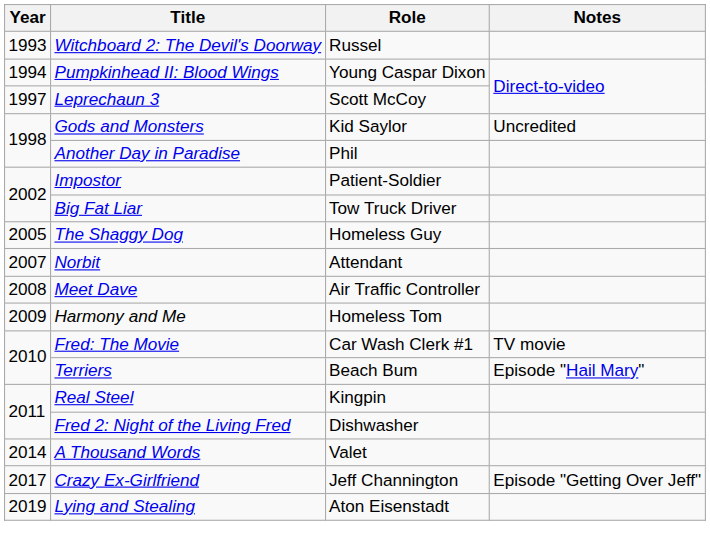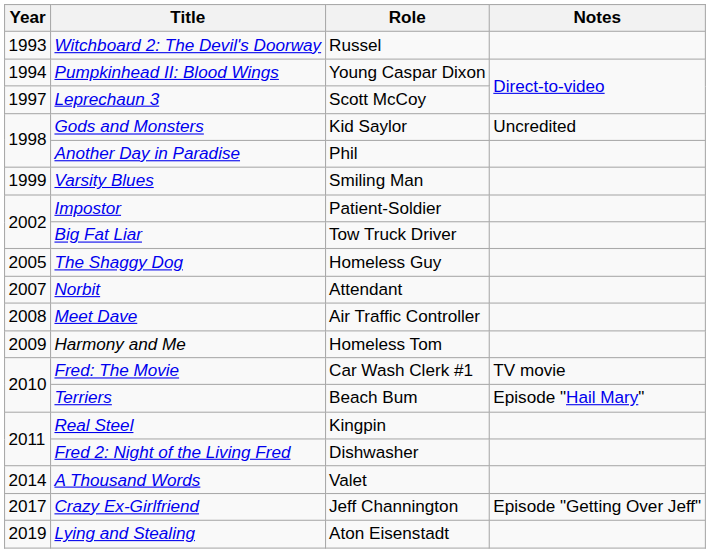+ row: (104, 180)
